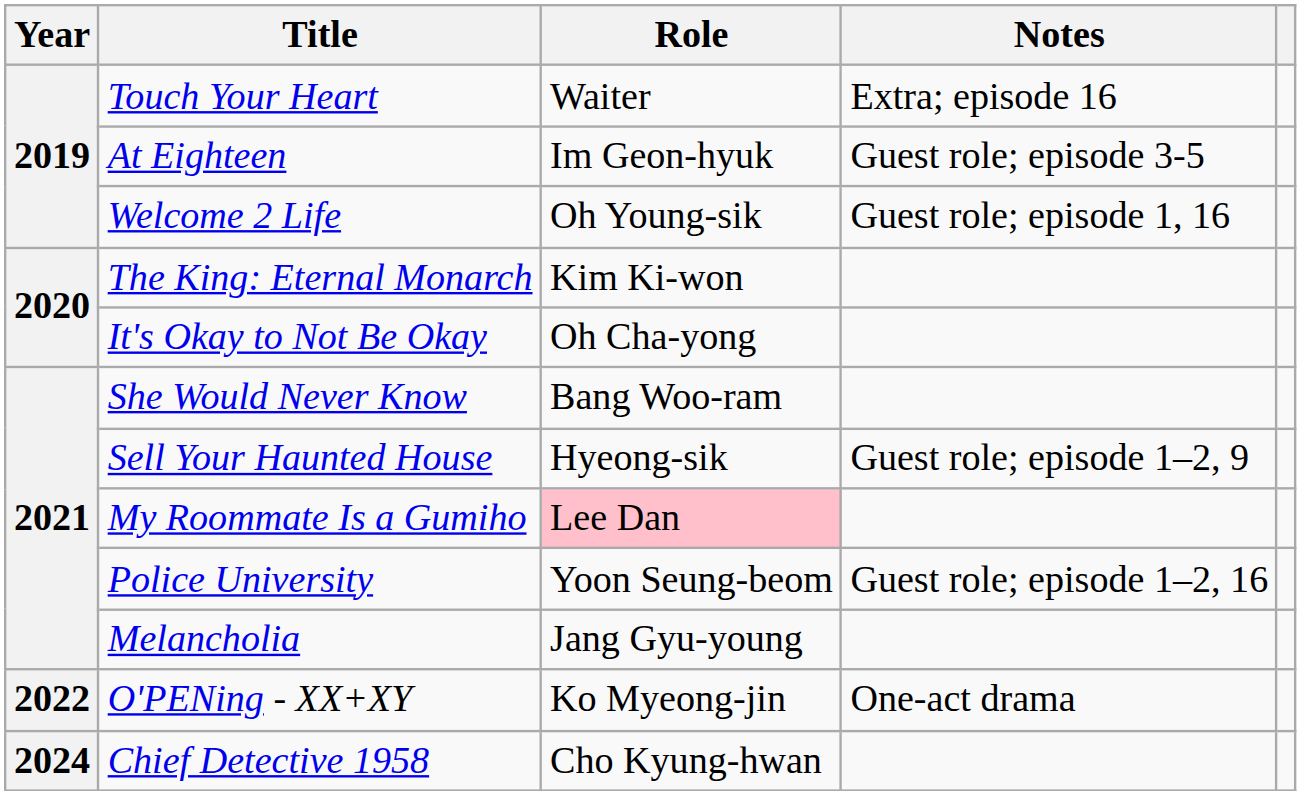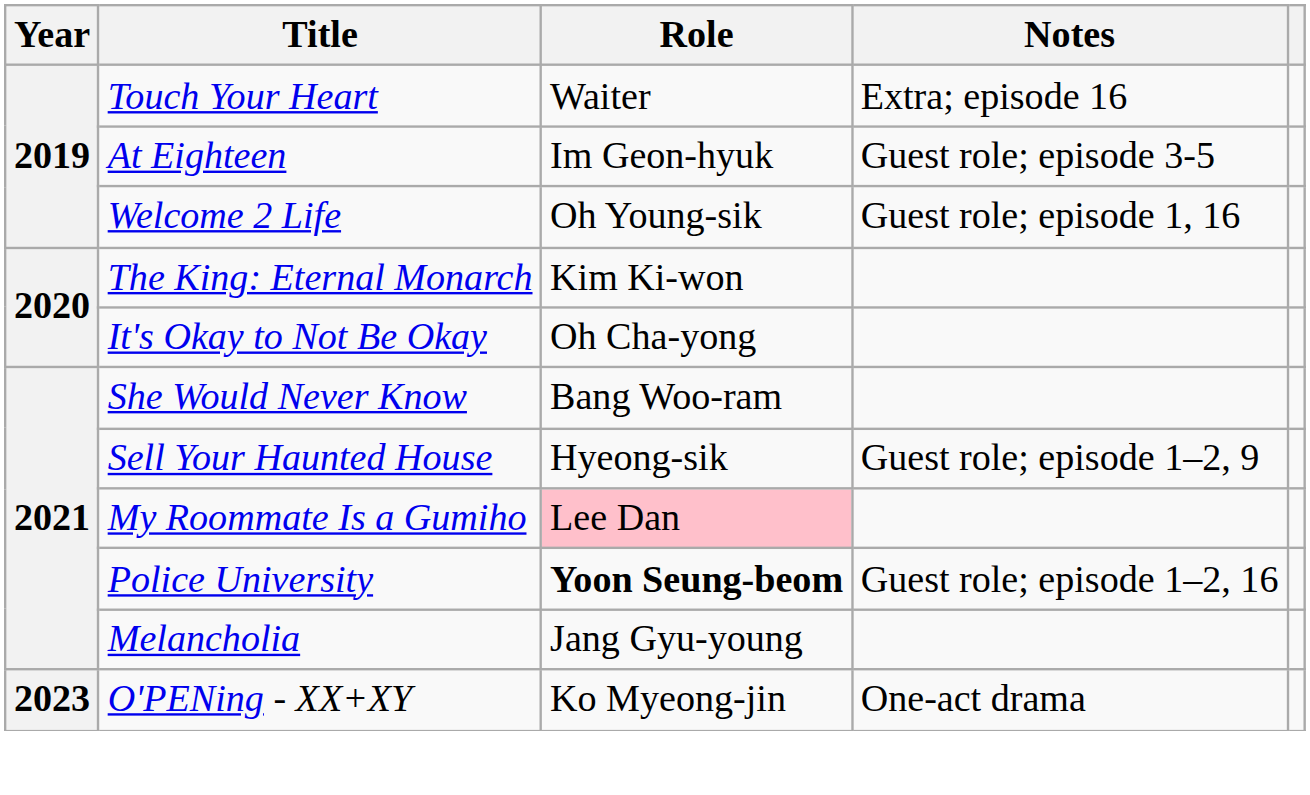(691, 578) normal -> (697, 578) bold
(52, 699) 2022 -> (52, 699) 2023
- row: (268, 759)
